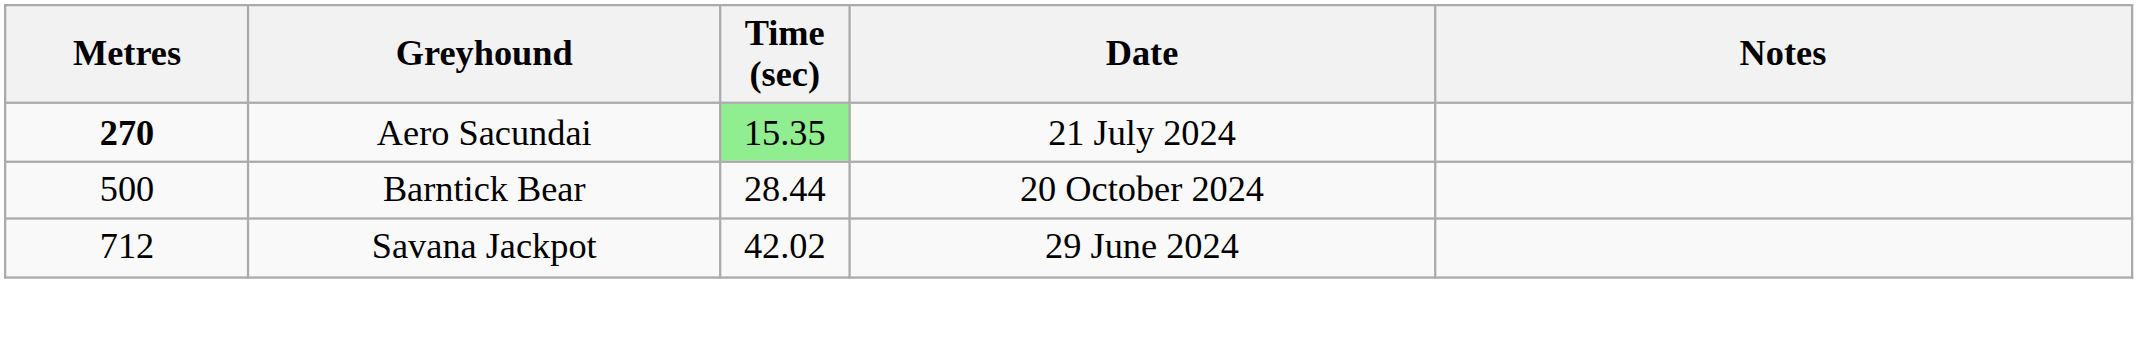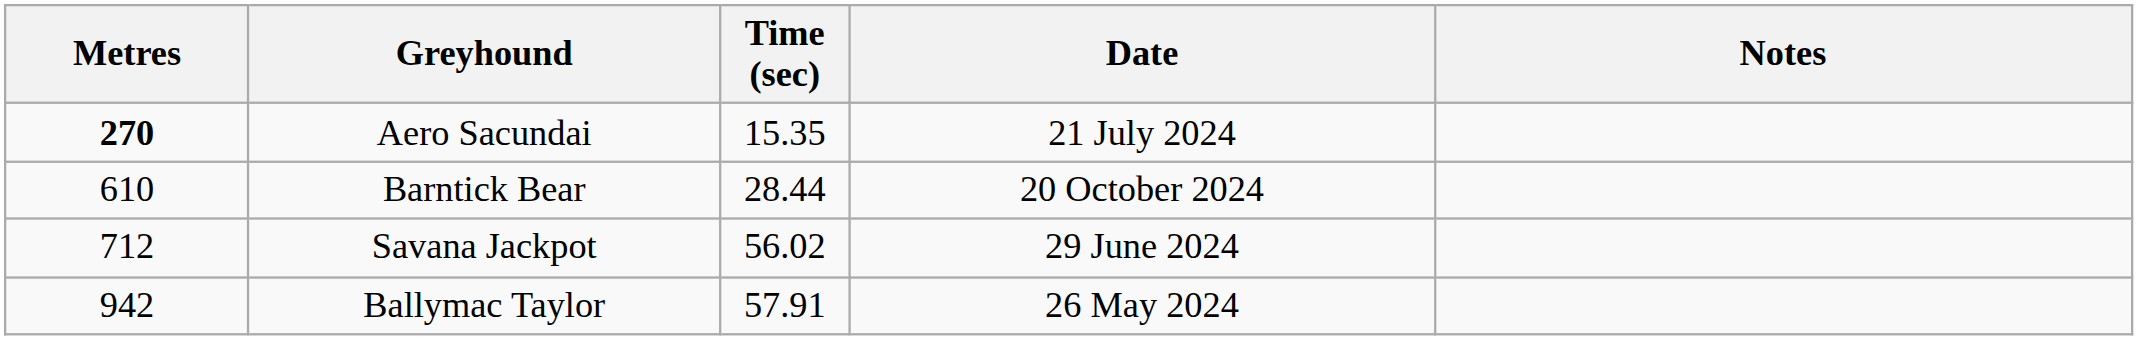(785, 131) lightgreen background -> (785, 131) no background
(127, 189) 500 -> (127, 189) 610
(785, 246) 42.02 -> (785, 246) 56.02
+ row: (484, 304)
